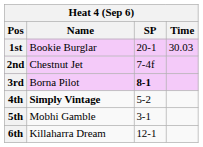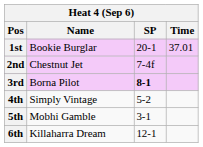(181, 47) 30.03 -> (181, 47) 37.01
(65, 99) bold -> (63, 99) normal
